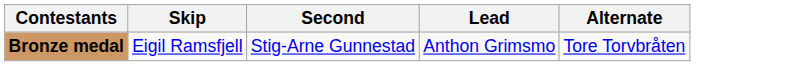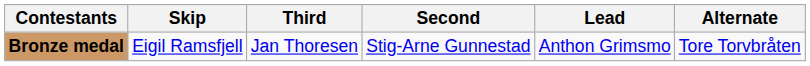+ column: (304, 18)
